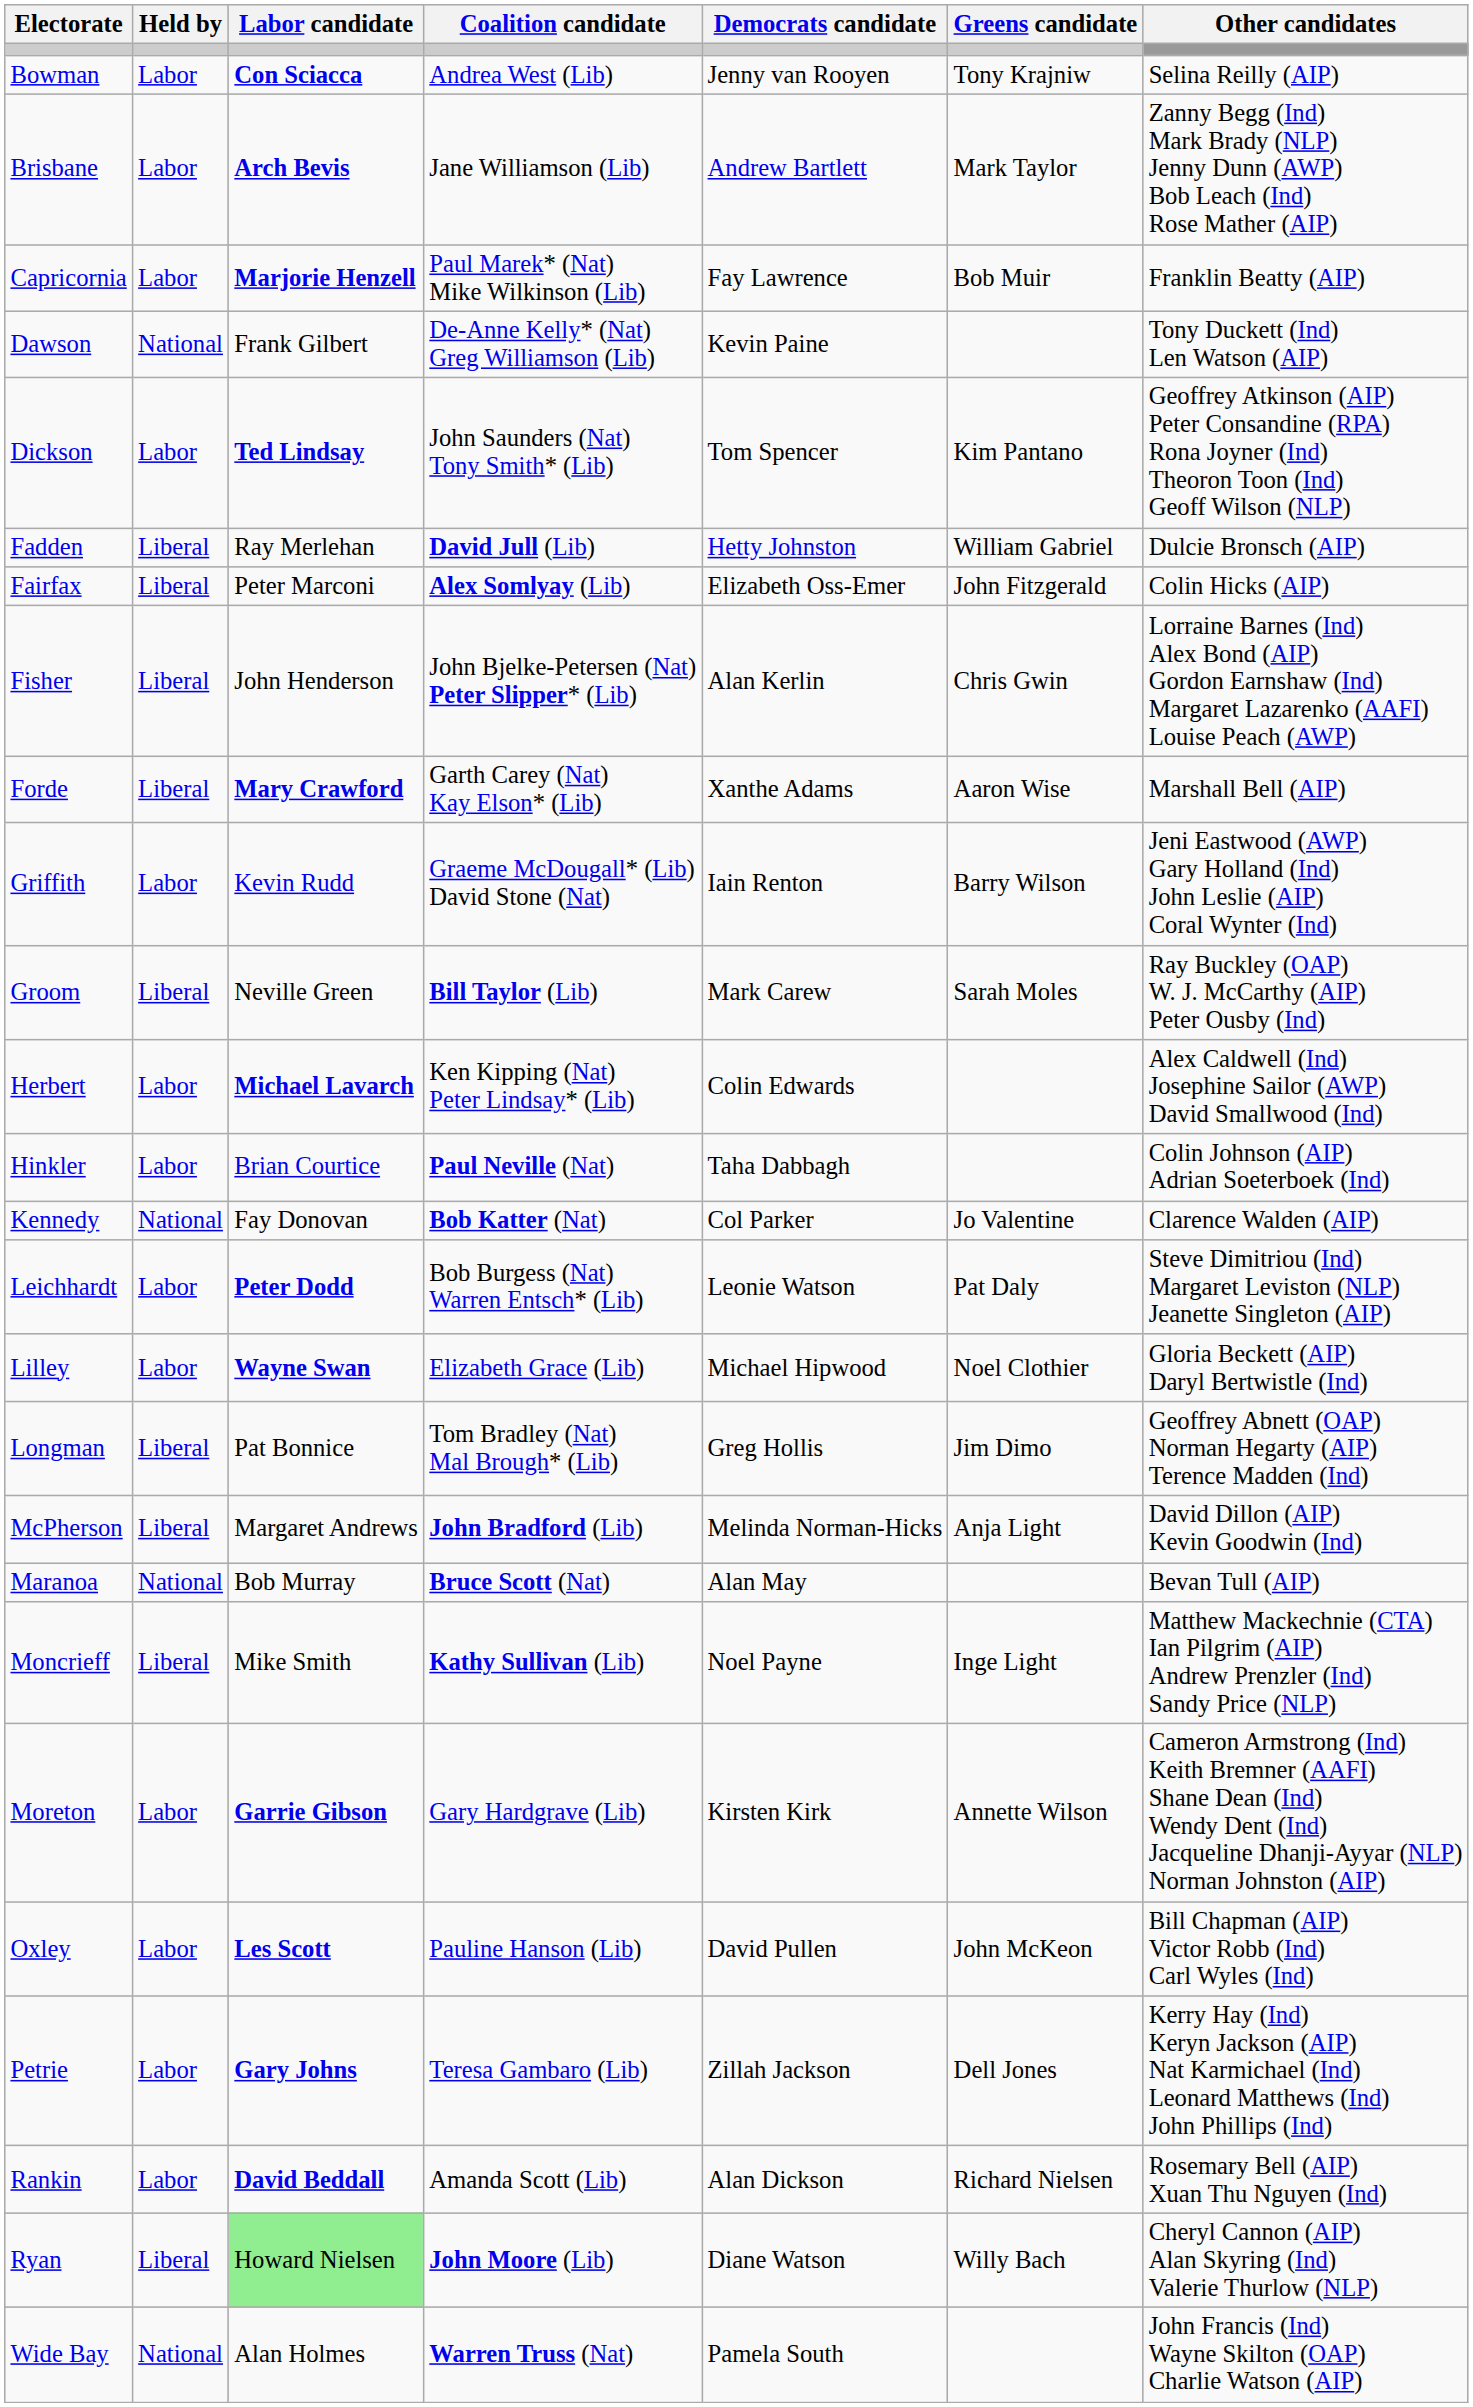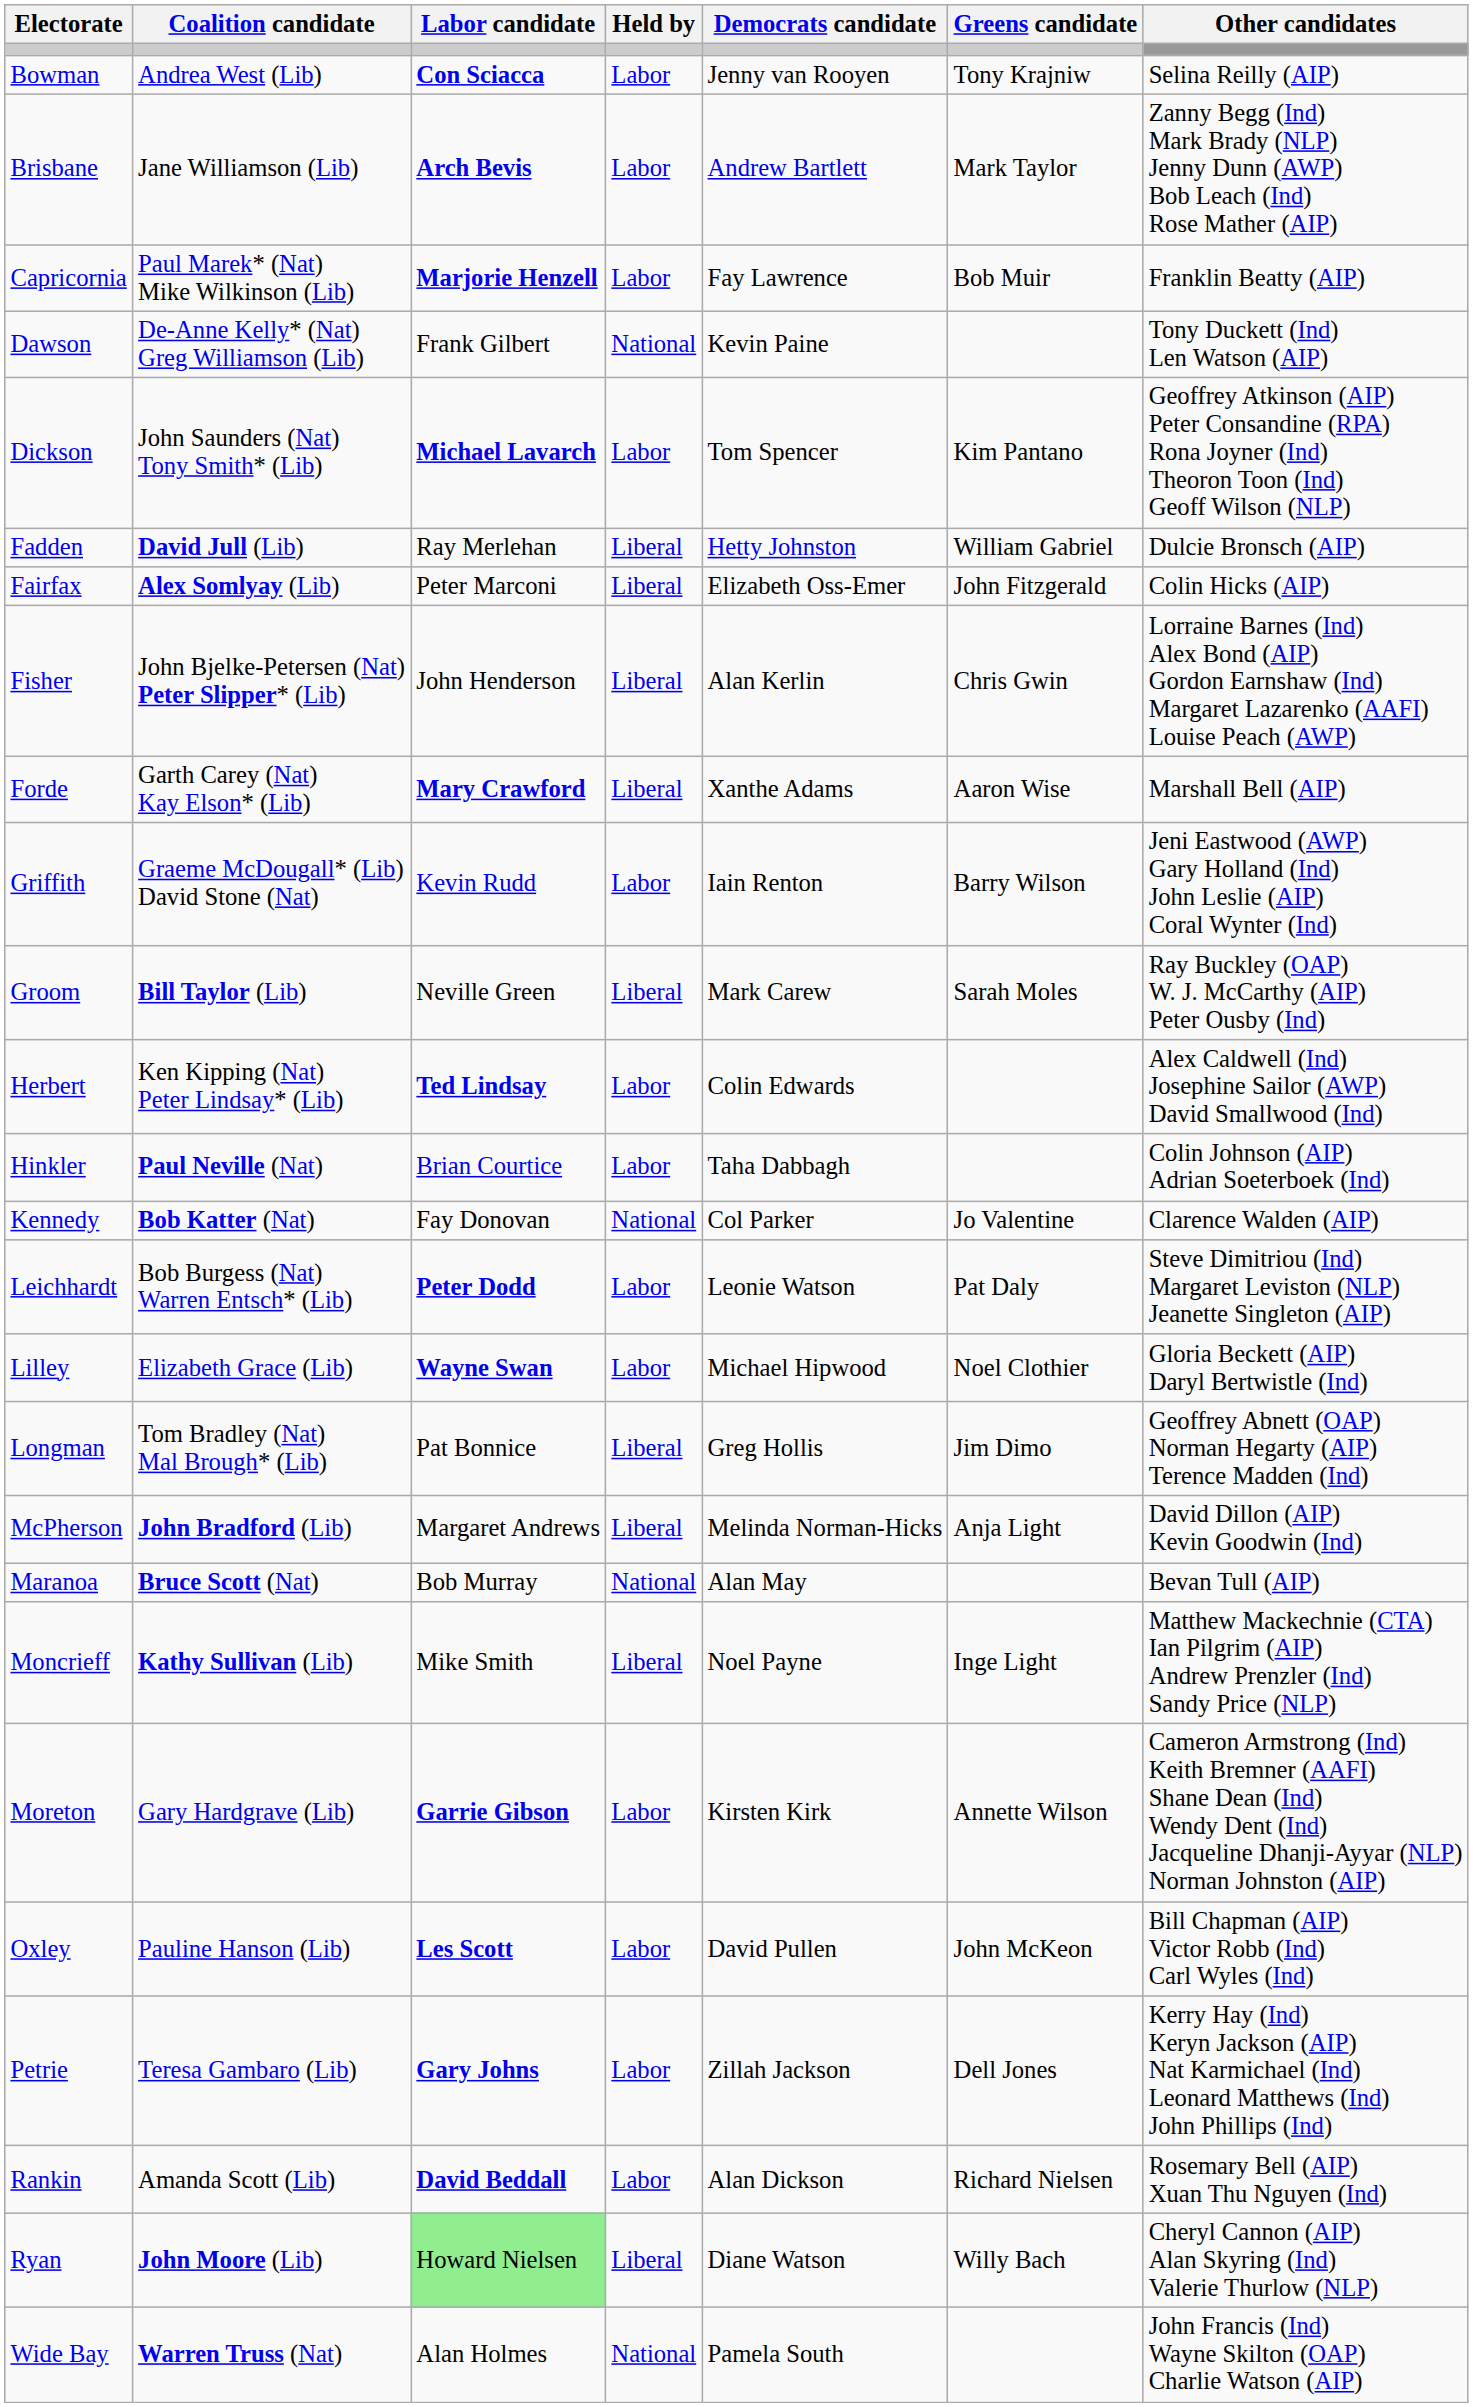columns swapped: (181, 24) <-> (563, 24)
(299, 452) Ted Lindsay -> (506, 452) Michael Lavarch
(324, 1086) Michael Lavarch -> (481, 1086) Ted Lindsay
